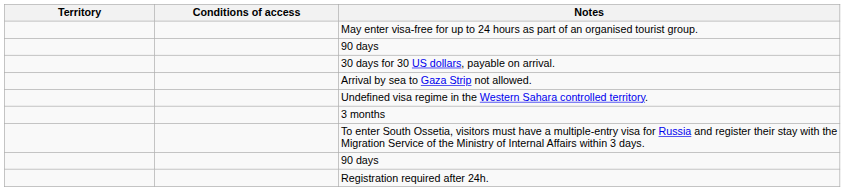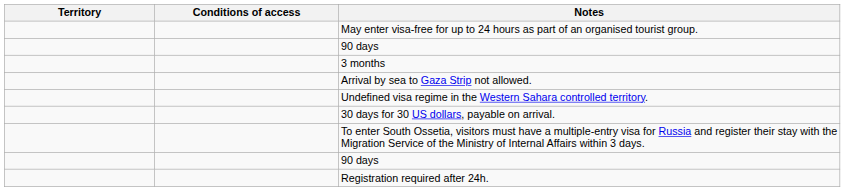rows swapped: (80, 115) <-> (80, 64)
